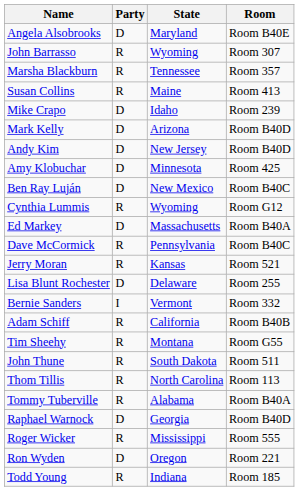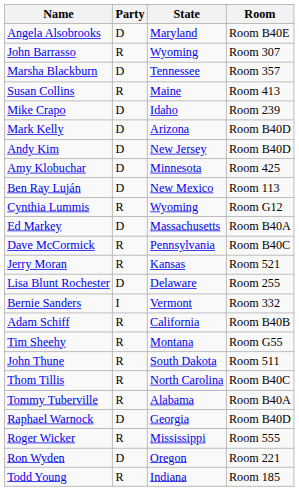(120, 71) R -> (120, 71) D
(260, 187) Room B40C -> (254, 187) Room 113
(254, 380) Room 113 -> (260, 380) Room B40C
